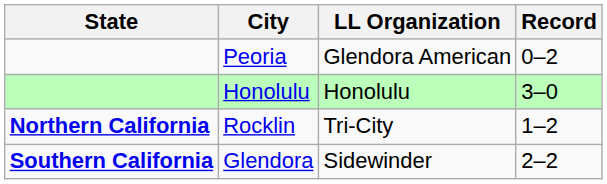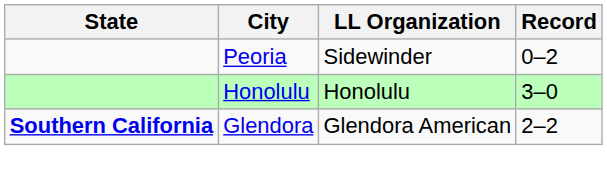(417, 56) Glendora American -> (378, 56) Sidewinder
- row: (259, 126)
(378, 160) Sidewinder -> (417, 126) Glendora American
